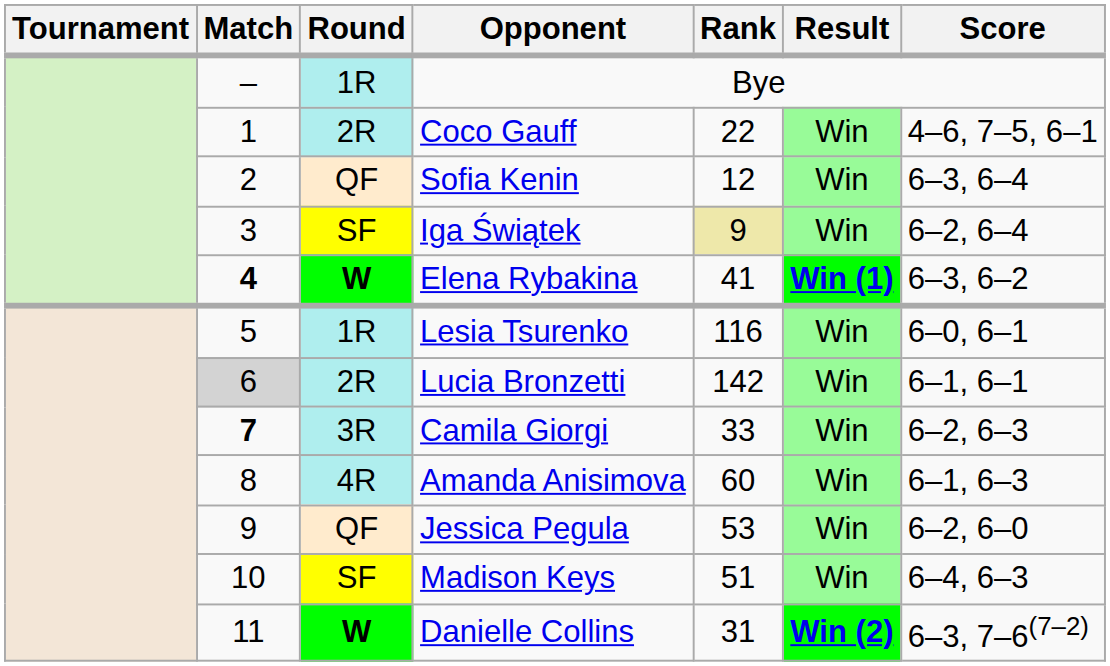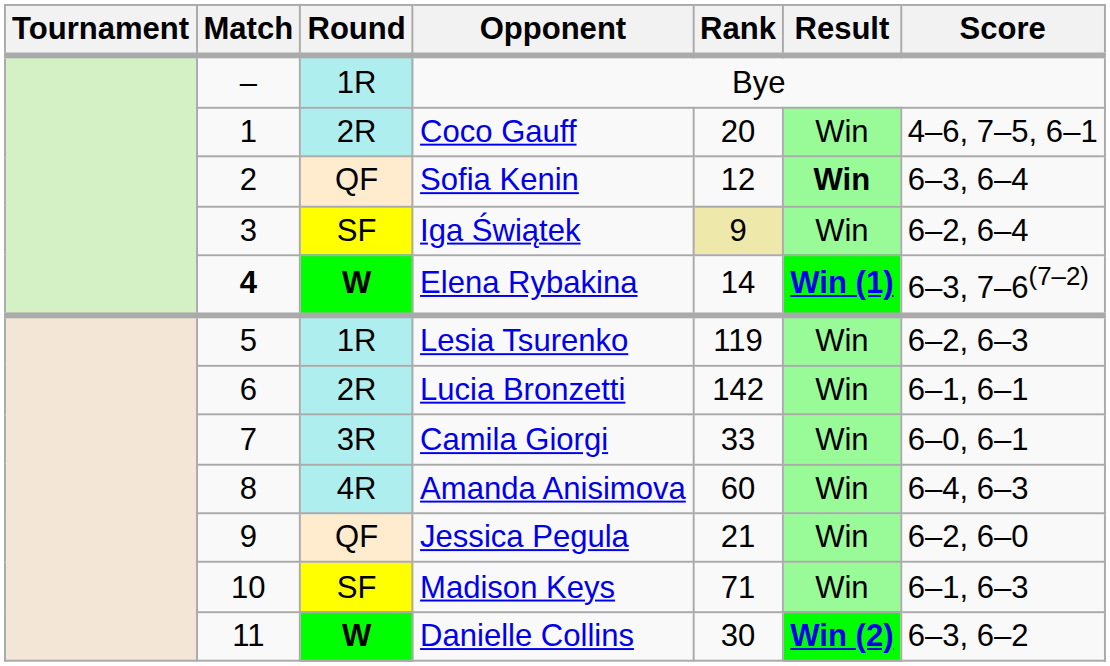(738, 131) 22 -> (738, 131) 20
(842, 180) normal -> (842, 180) bold
(738, 279) 41 -> (738, 283) 14
(968, 279) 6–3, 6–2 -> (998, 283) 6–3, 7–6(7–2)
(738, 332) 116 -> (738, 340) 119
(968, 332) 6–0, 6–1 -> (968, 340) 6–2, 6–3
(248, 381) lightgrey background -> (248, 389) no background
(248, 430) bold -> (248, 439) normal
(968, 430) 6–2, 6–3 -> (968, 439) 6–0, 6–1
(968, 479) 6–1, 6–3 -> (968, 488) 6–4, 6–3
(738, 529) 53 -> (738, 537) 21
(738, 578) 51 -> (738, 586) 71
(968, 578) 6–4, 6–3 -> (968, 586) 6–1, 6–3
(738, 631) 31 -> (738, 636) 30
(998, 631) 6–3, 7–6(7–2) -> (968, 636) 6–3, 6–2
